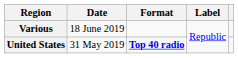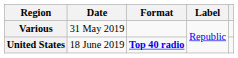(97, 28) 18 June 2019 -> (97, 28) 31 May 2019
(97, 45) 31 May 2019 -> (97, 45) 18 June 2019
